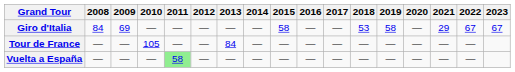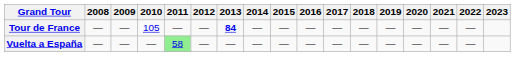- row: (44, 28)
(231, 43) normal -> (231, 28) bold
